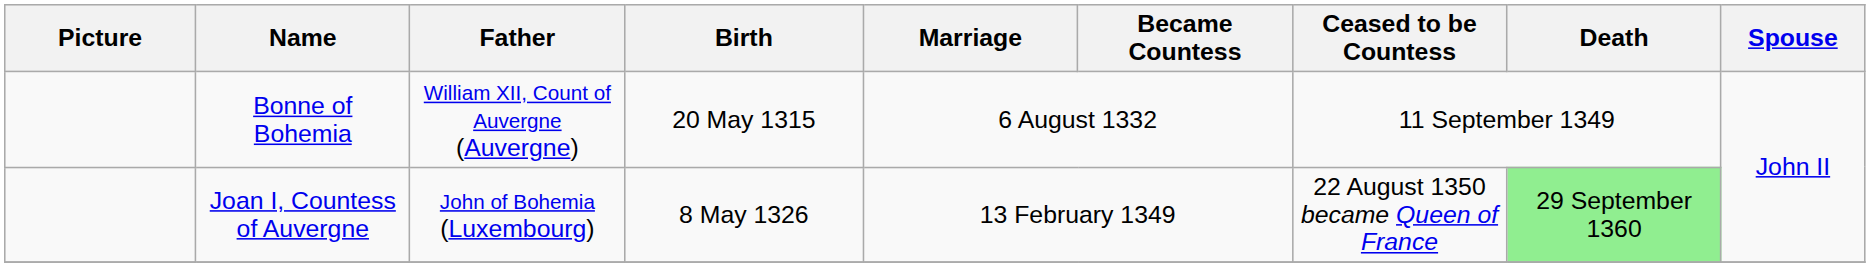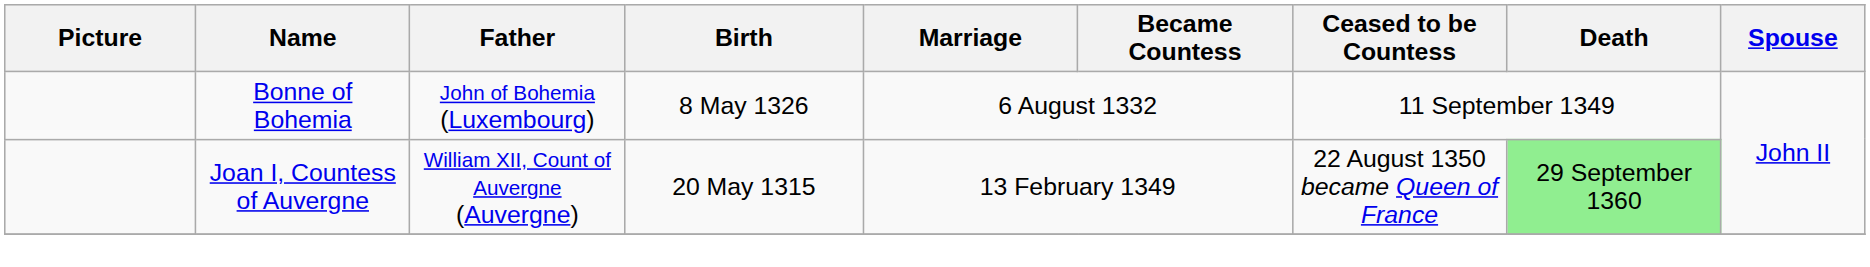(517, 120) William XII, Count of Auvergne (Auvergne) -> (517, 106) John of Bohemia (Luxembourg)
(744, 119) 20 May 1315 -> (744, 105) 8 May 1326
(517, 215) John of Bohemia (Luxembourg) -> (517, 188) William XII, Count of Auvergne (Auvergne)
(744, 214) 8 May 1326 -> (744, 186) 20 May 1315
